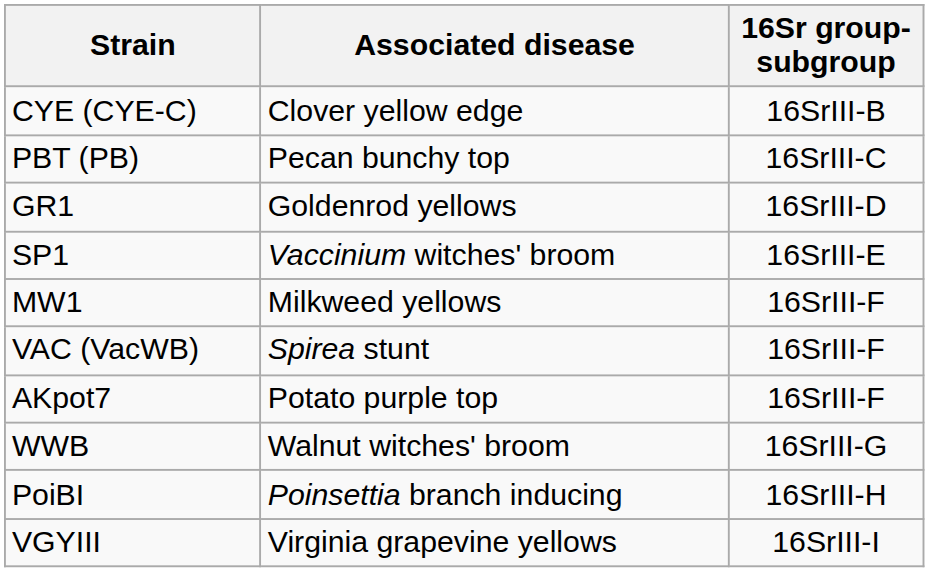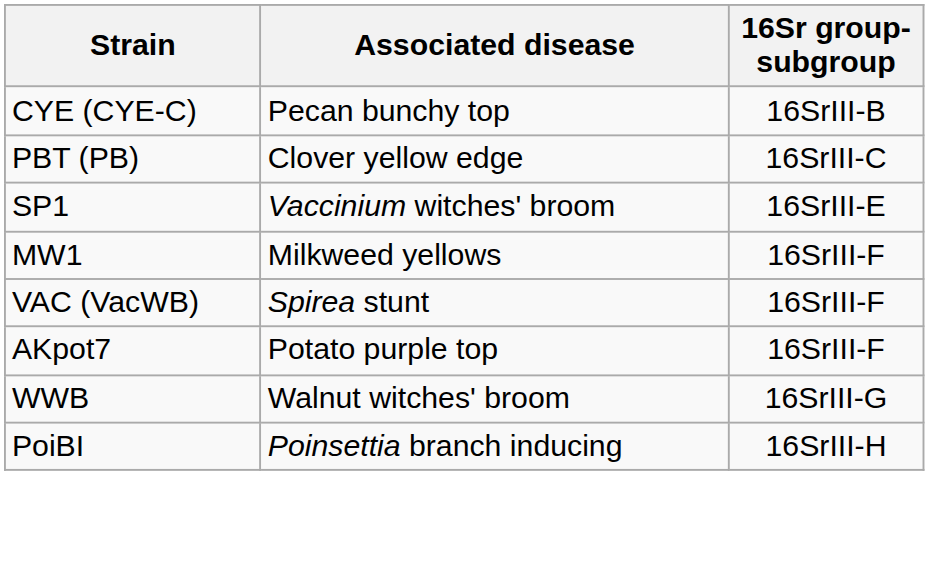(396, 110) Clover yellow edge -> (389, 110) Pecan bunchy top
(389, 158) Pecan bunchy top -> (396, 158) Clover yellow edge
- row: (43, 206)
- row: (56, 542)
